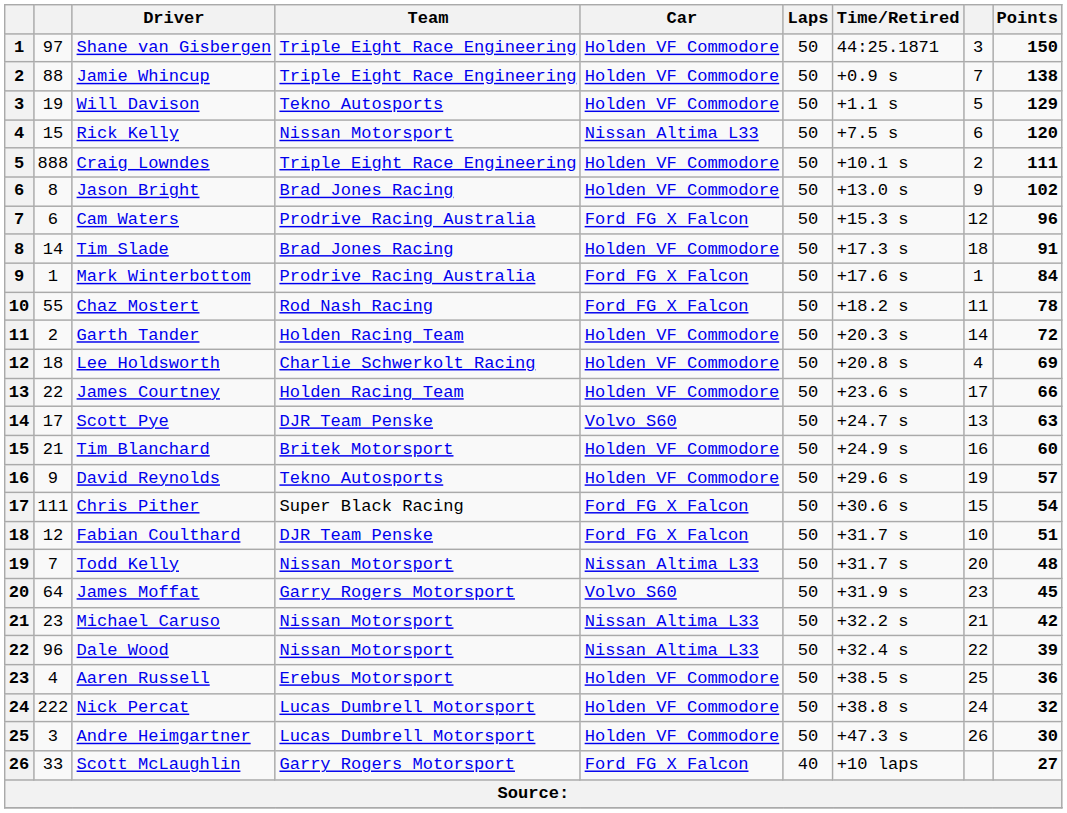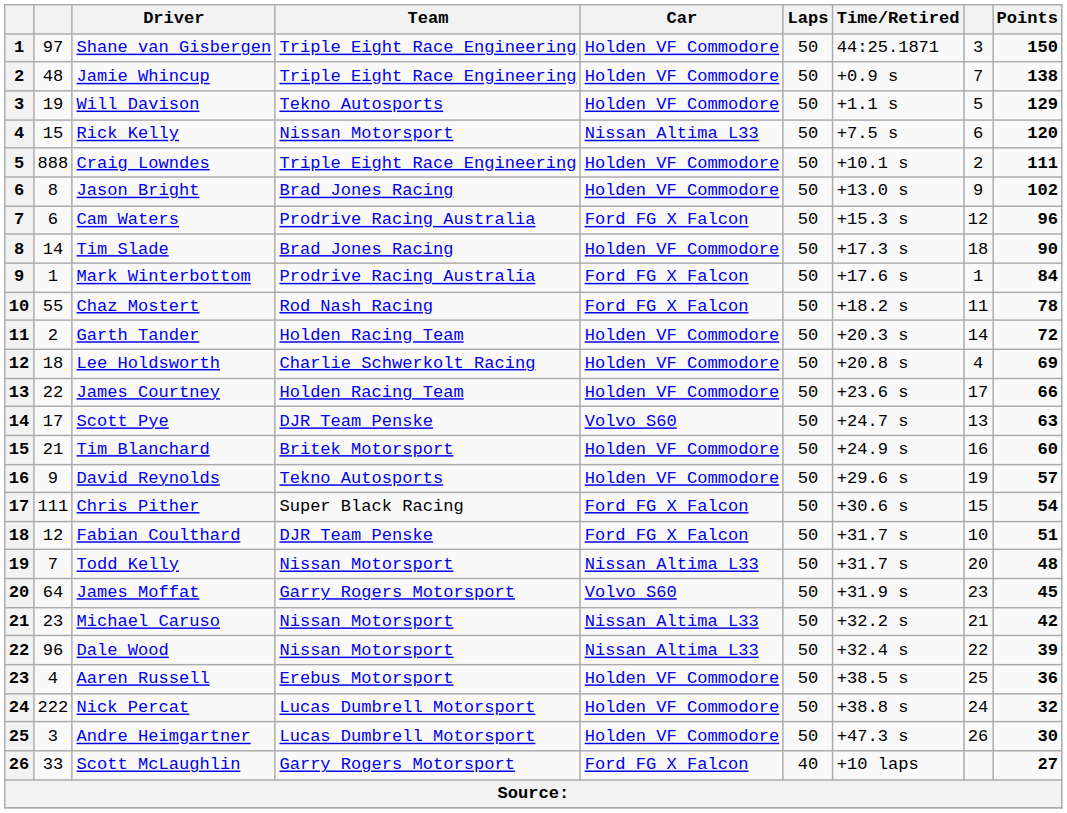(53, 76) 88 -> (53, 76) 48
(1048, 248) 91 -> (1048, 248) 90
